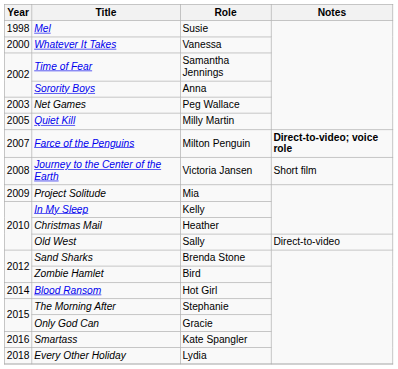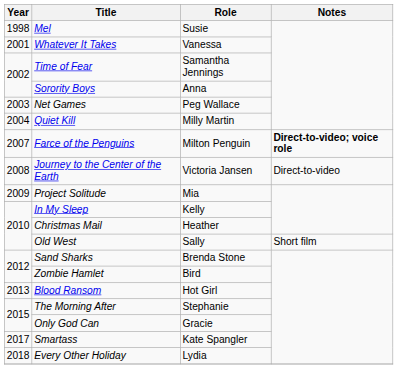(18, 45) 2000 -> (18, 45) 2001
(18, 121) 2005 -> (18, 121) 2004
(295, 171) Short film -> (307, 171) Direct-to-video
(307, 242) Direct-to-video -> (295, 242) Short film
(18, 290) 2014 -> (18, 290) 2013
(18, 339) 2016 -> (18, 339) 2017
